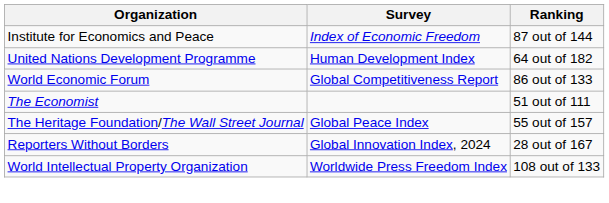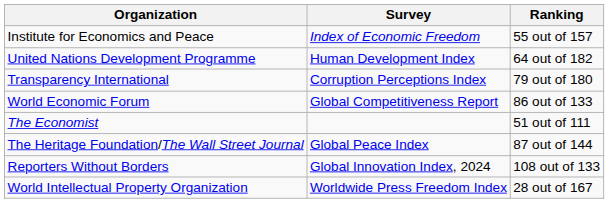(553, 36) 87 out of 144 -> (553, 36) 55 out of 157
+ row: (88, 79)
(553, 123) 55 out of 157 -> (553, 144) 87 out of 144
(553, 144) 28 out of 167 -> (557, 166) 108 out of 133
(557, 166) 108 out of 133 -> (553, 187) 28 out of 167
